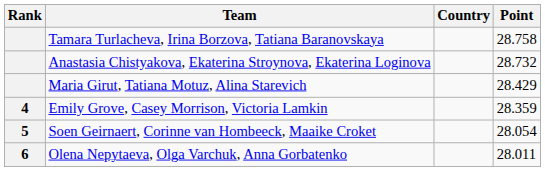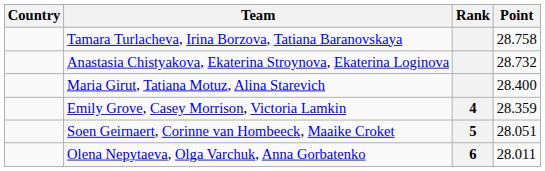columns swapped: (25, 16) <-> (464, 16)
(517, 85) 28.429 -> (517, 85) 28.400
(517, 131) 28.054 -> (517, 131) 28.051
